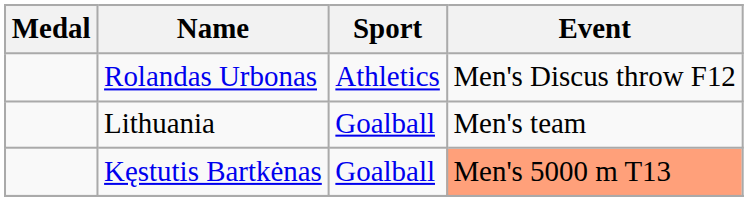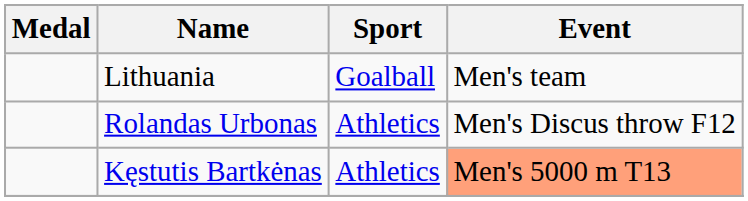rows swapped: (211, 76) <-> (160, 124)
(385, 171) Goalball -> (388, 171) Athletics
